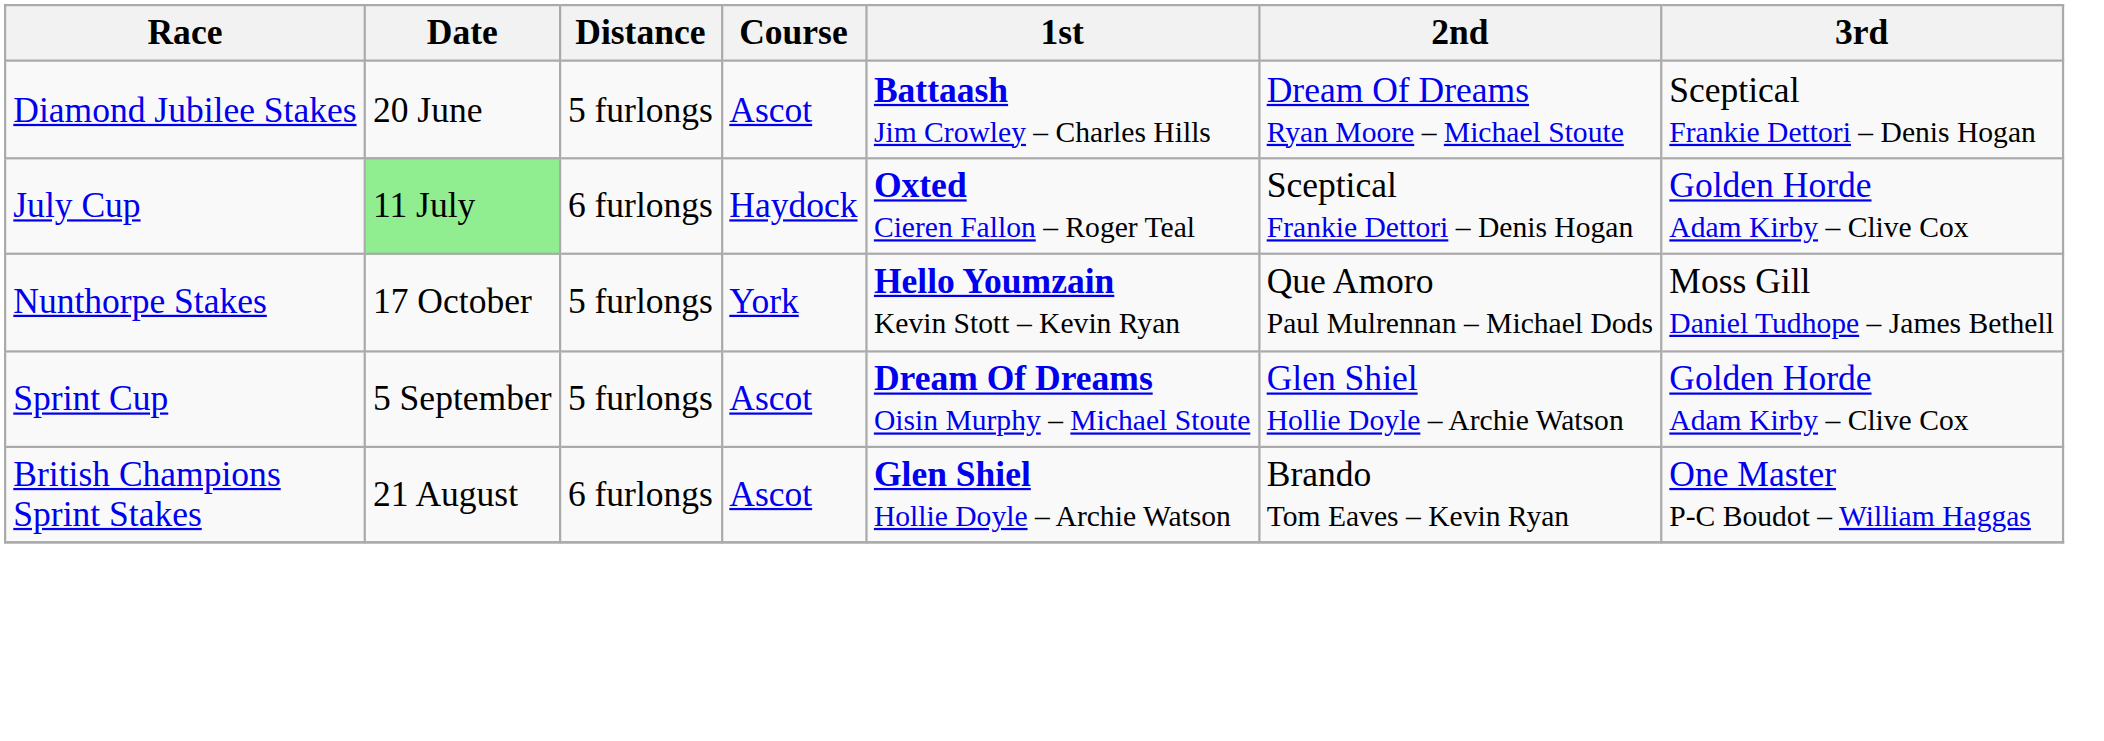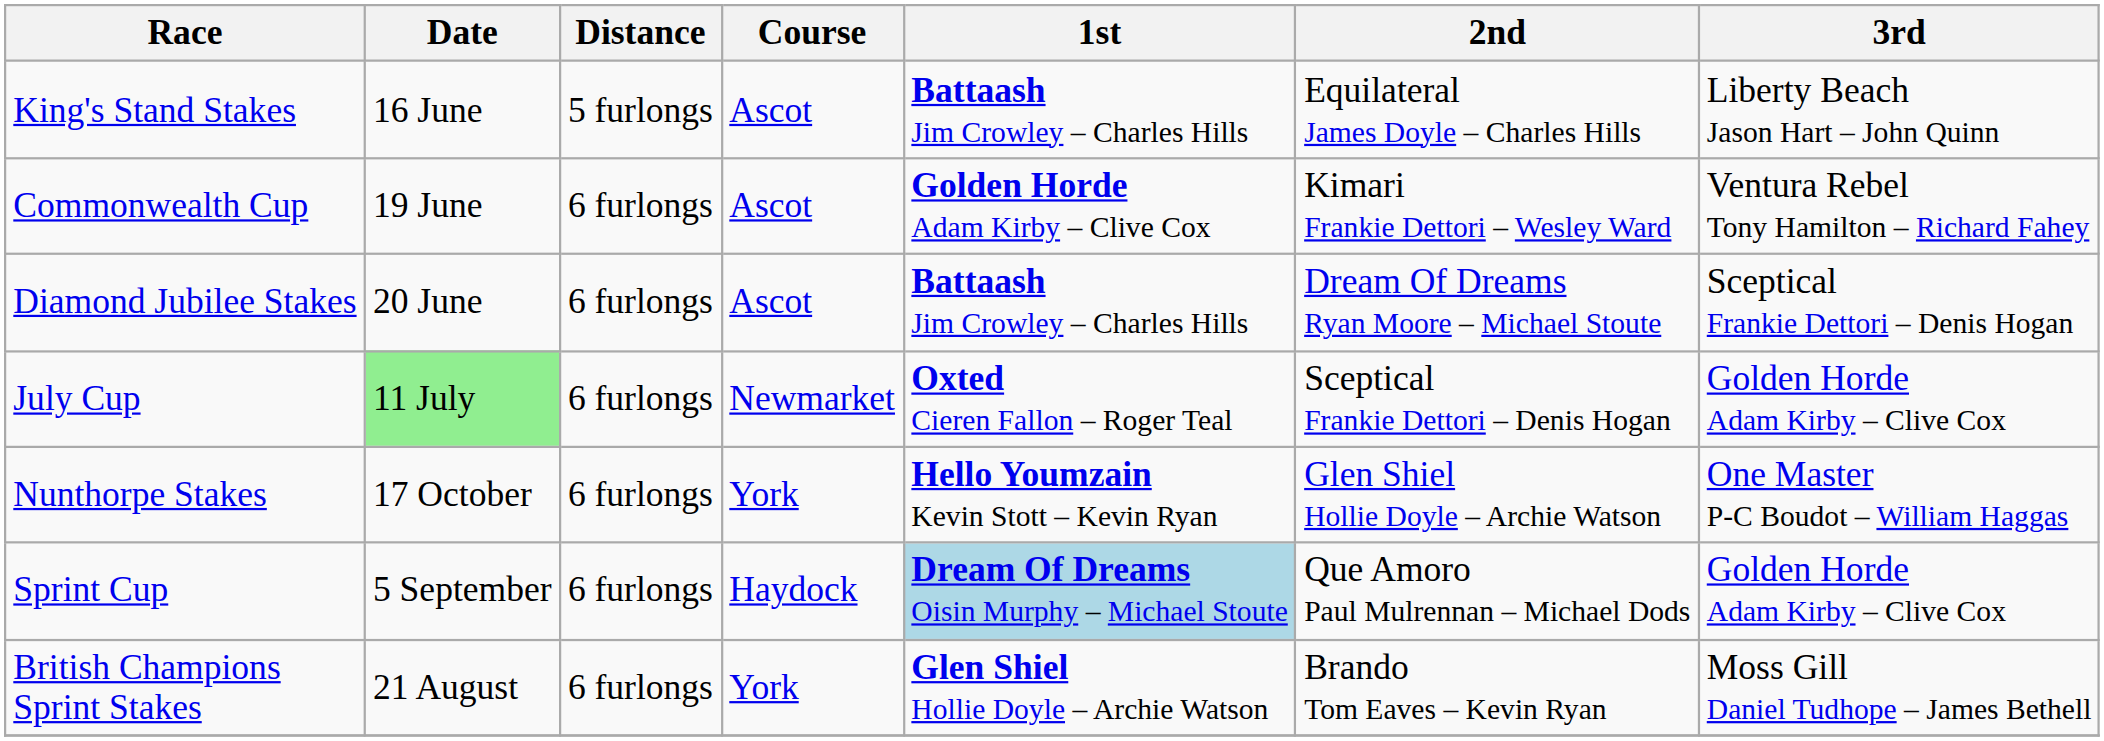+ row: (155, 108)
+ row: (161, 205)
(640, 108) 5 furlongs -> (640, 301) 6 furlongs
(793, 205) Haydock -> (812, 397) Newmarket
(640, 301) 5 furlongs -> (640, 494) 6 furlongs
(1460, 301) Que Amoro Paul Mulrennan – Michael Dods -> (1483, 494) Glen Shiel Hollie Doyle – Archie Watson
(1862, 301) Moss Gill Daniel Tudhope – James Bethell -> (1888, 494) One Master P-C Boudot – William Haggas
(640, 397) 5 furlongs -> (640, 590) 6 furlongs
(771, 397) Ascot -> (793, 590) Haydock
(1062, 397) no background -> (1100, 590) lightblue background
(1445, 397) Glen Shiel Hollie Doyle – Archie Watson -> (1497, 590) Que Amoro Paul Mulrennan – Michael Dods
(771, 494) Ascot -> (764, 686) York
(1850, 494) One Master P-C Boudot – William Haggas -> (1899, 686) Moss Gill Daniel Tudhope – James Bethell
